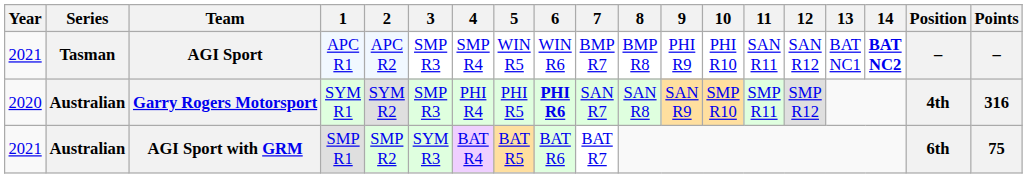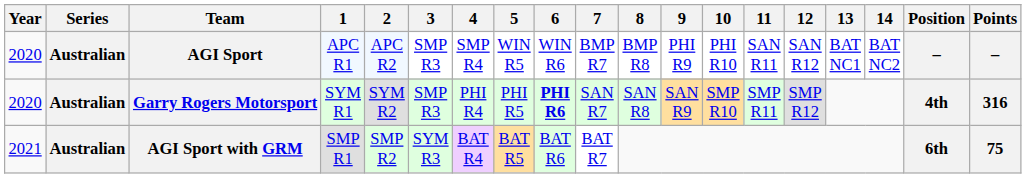(25, 54) 2021 -> (25, 54) 2020
(87, 54) Tasman -> (87, 54) Australian
(885, 54) bold -> (884, 54) normal
